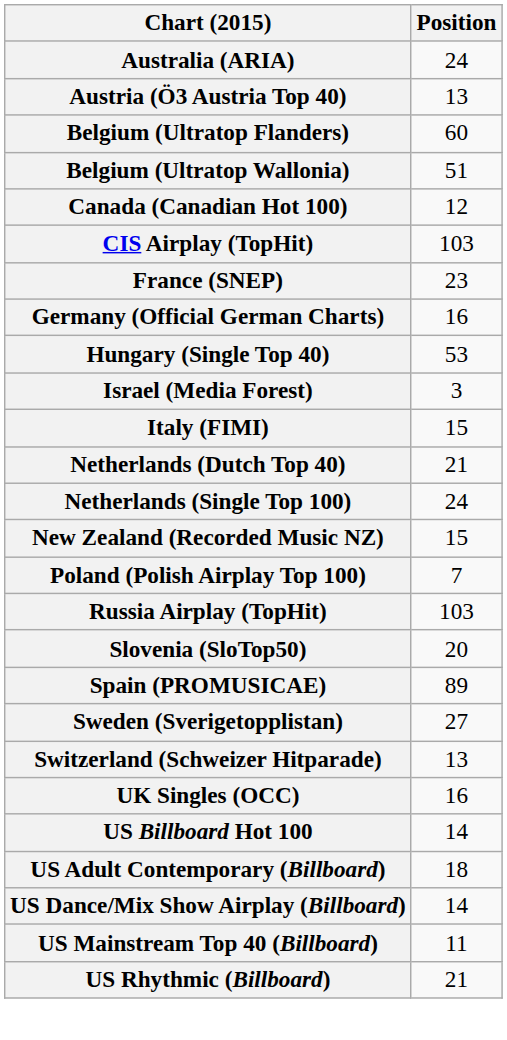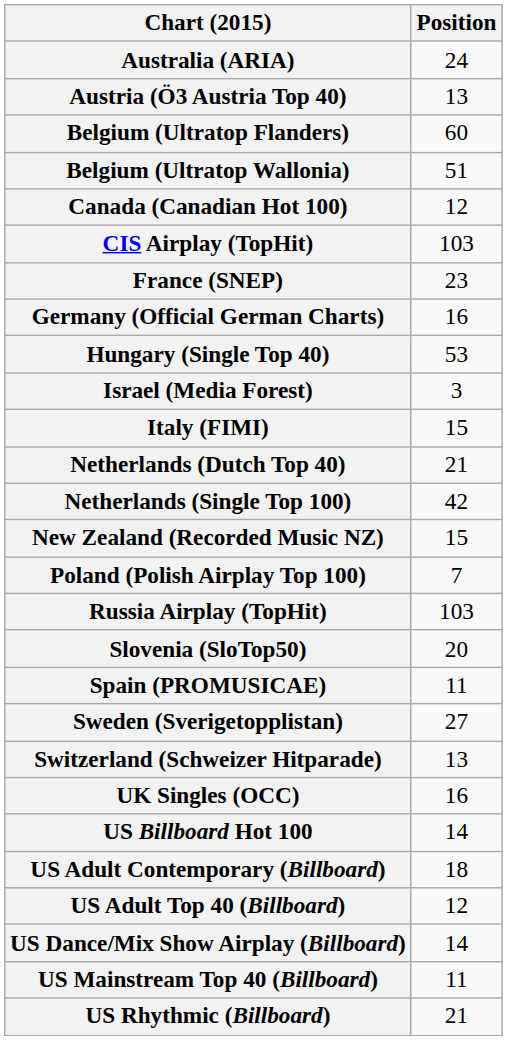(456, 501) 24 -> (456, 501) 42
(456, 685) 89 -> (456, 685) 11
+ row: (208, 905)
